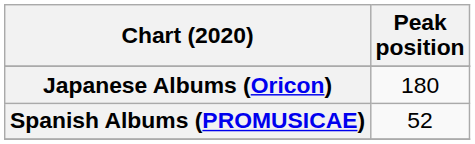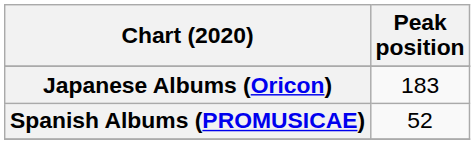(420, 84) 180 -> (420, 84) 183
